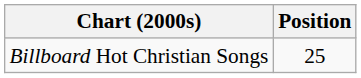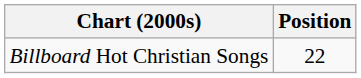(315, 55) 25 -> (315, 55) 22
